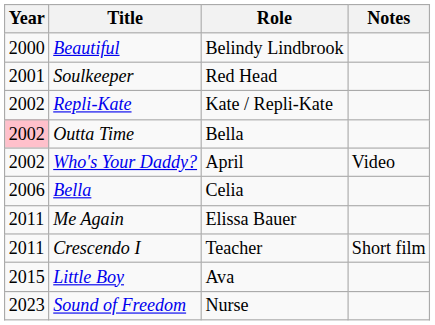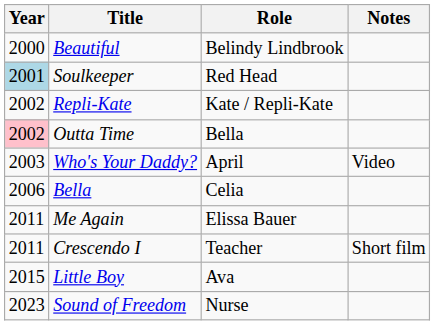(27, 76) no background -> (27, 76) lightblue background
(27, 162) 2002 -> (27, 162) 2003
